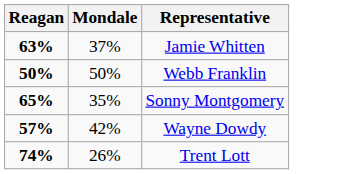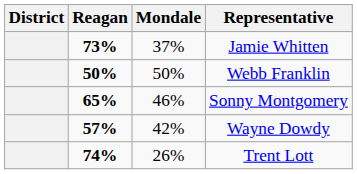+ column: (36, 18)
(36, 45) 63% -> (100, 45) 73%
(105, 100) 35% -> (168, 100) 46%
